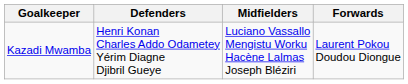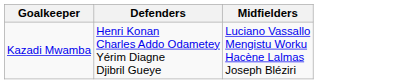- column: (358, 13)
